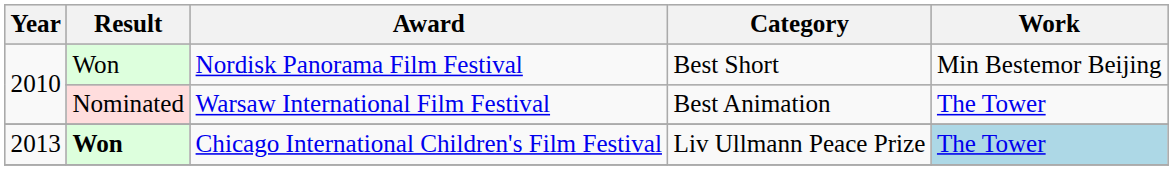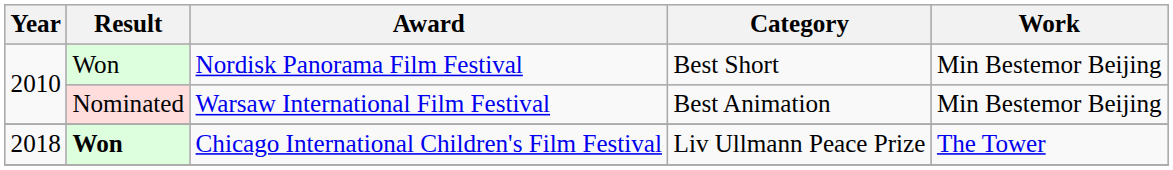(991, 104) The Tower -> (1049, 104) Min Bestemor Beijing
(36, 143) 2013 -> (36, 143) 2018
(991, 143) lightblue background -> (991, 143) no background
